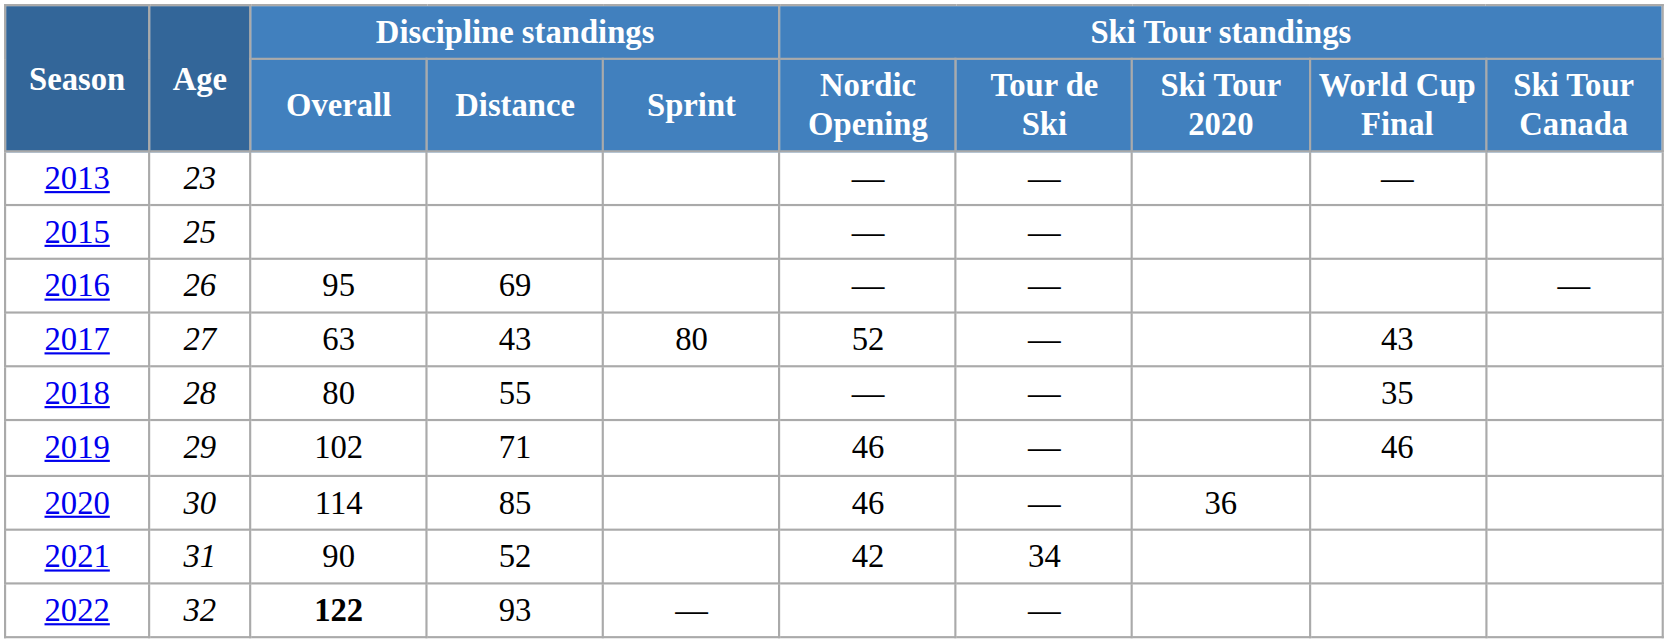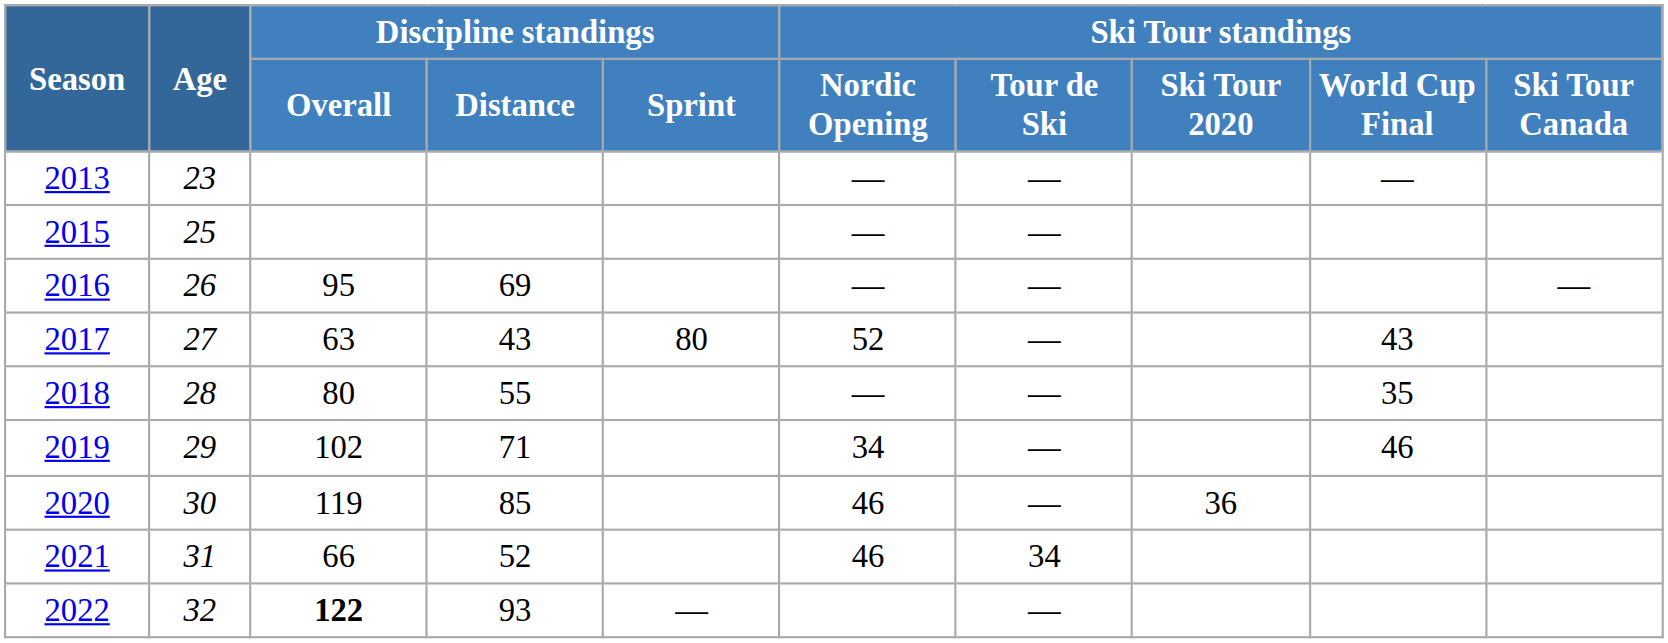(868, 447) 46 -> (868, 447) 34
(339, 501) 114 -> (339, 501) 119
(339, 555) 90 -> (339, 555) 66
(868, 555) 42 -> (868, 555) 46
